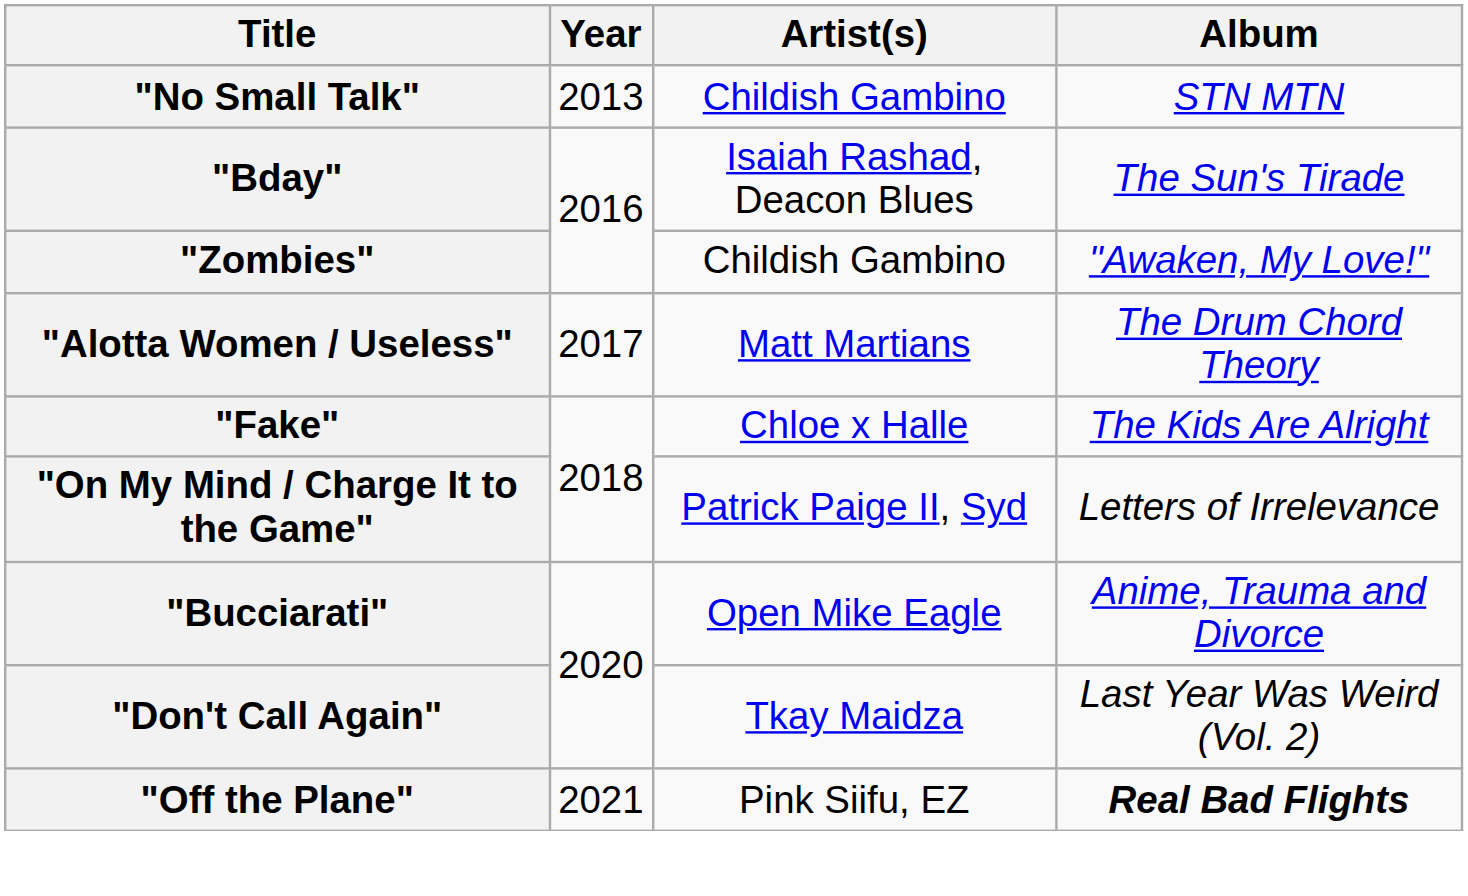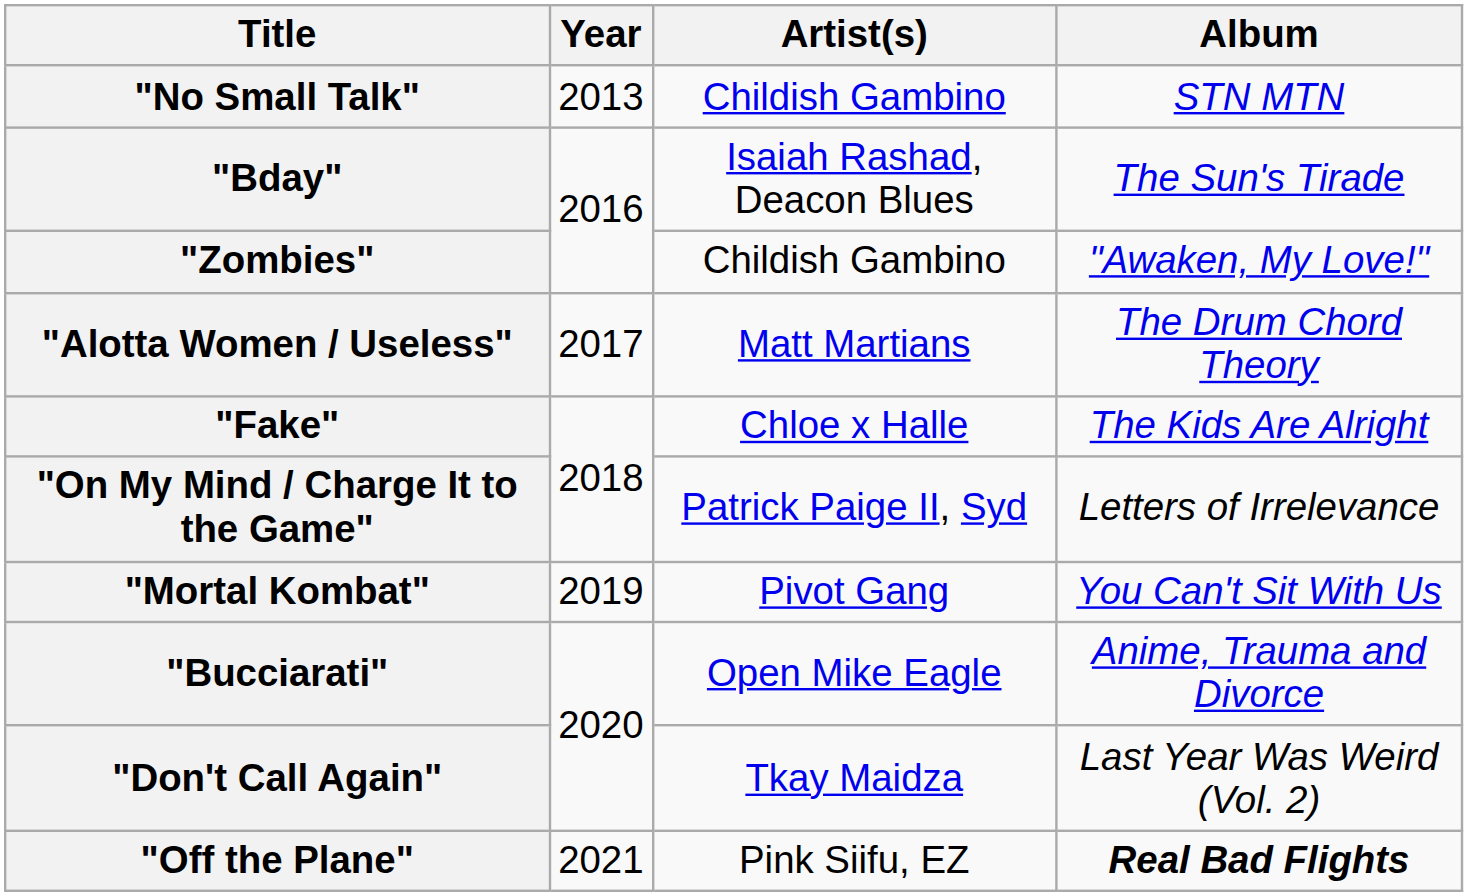+ row: (277, 590)
